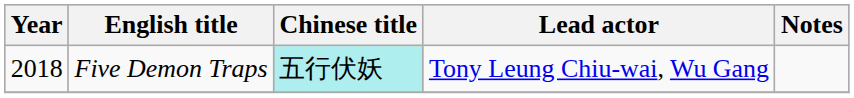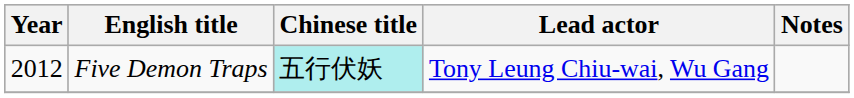(37, 68) 2018 -> (37, 68) 2012
